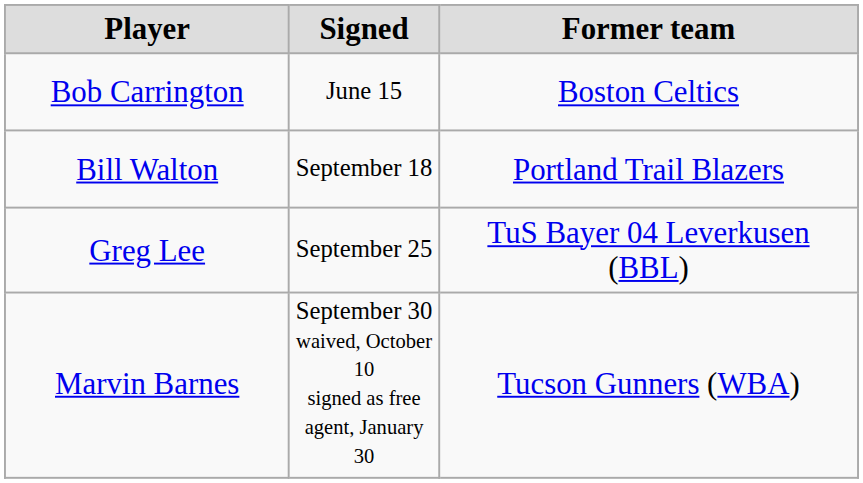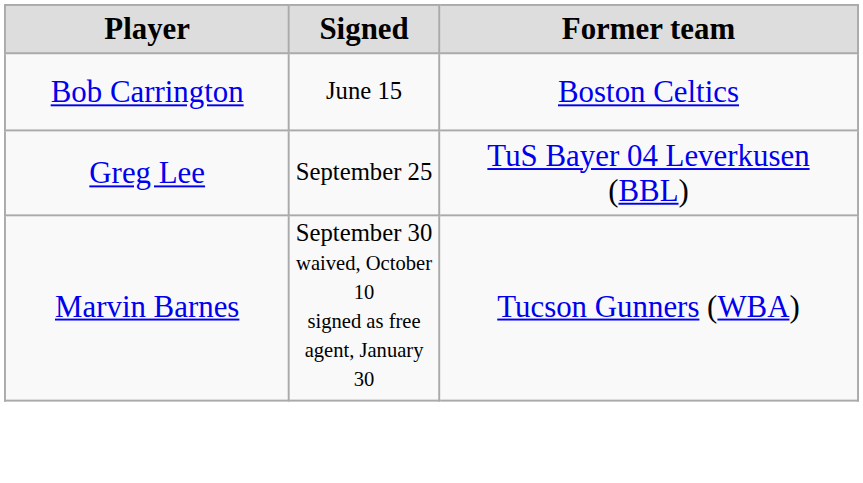- row: (147, 169)
